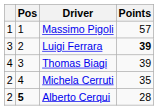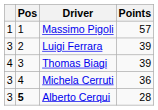(145, 47) bold -> (145, 47) normal
(10, 80) 2 -> (10, 80) 3
(145, 80) 35 -> (145, 80) 36
(10, 97) 2 -> (10, 97) 3
